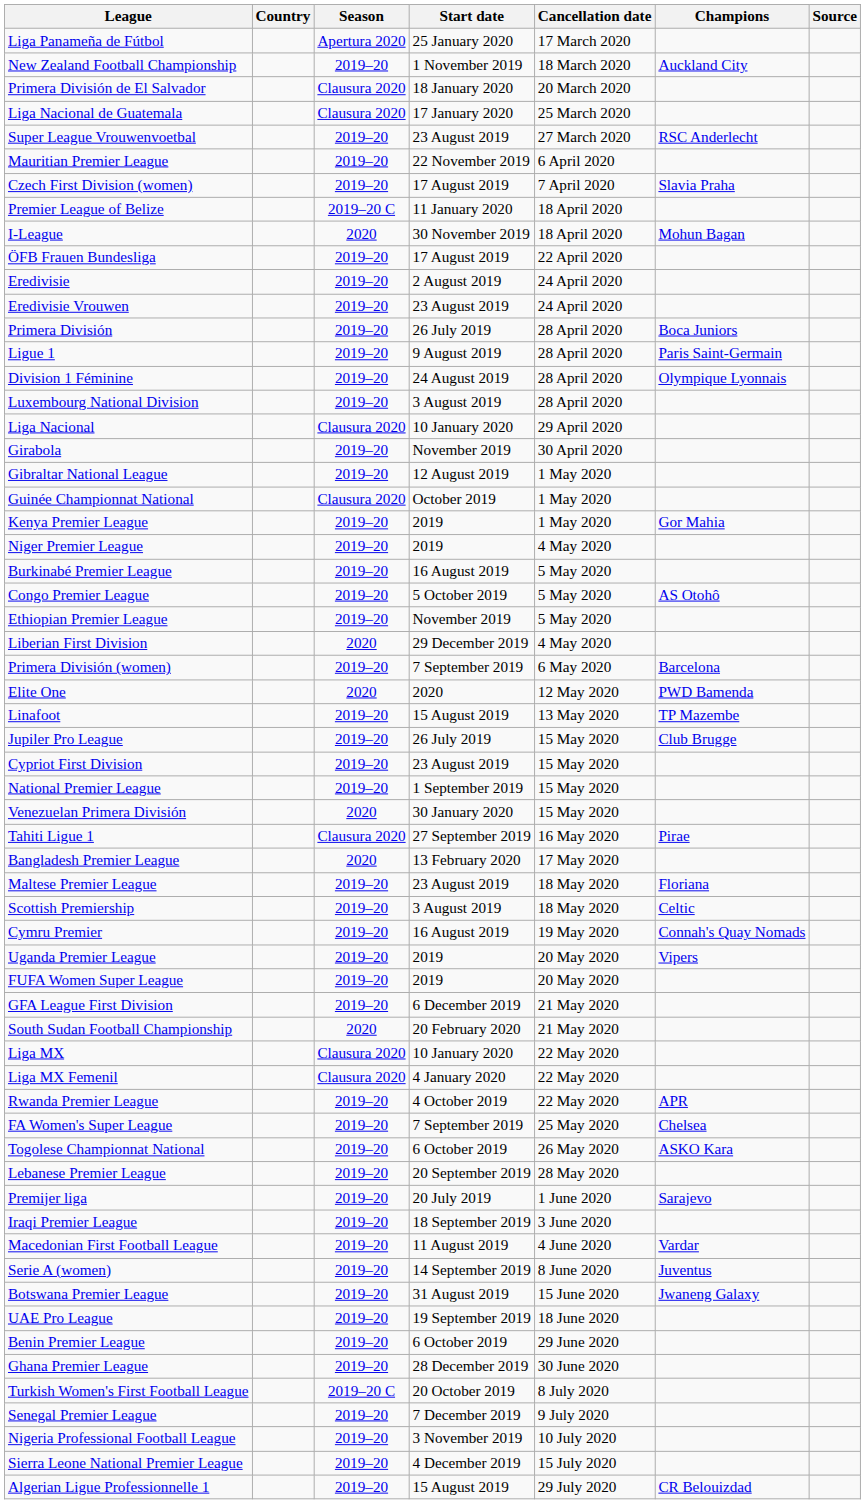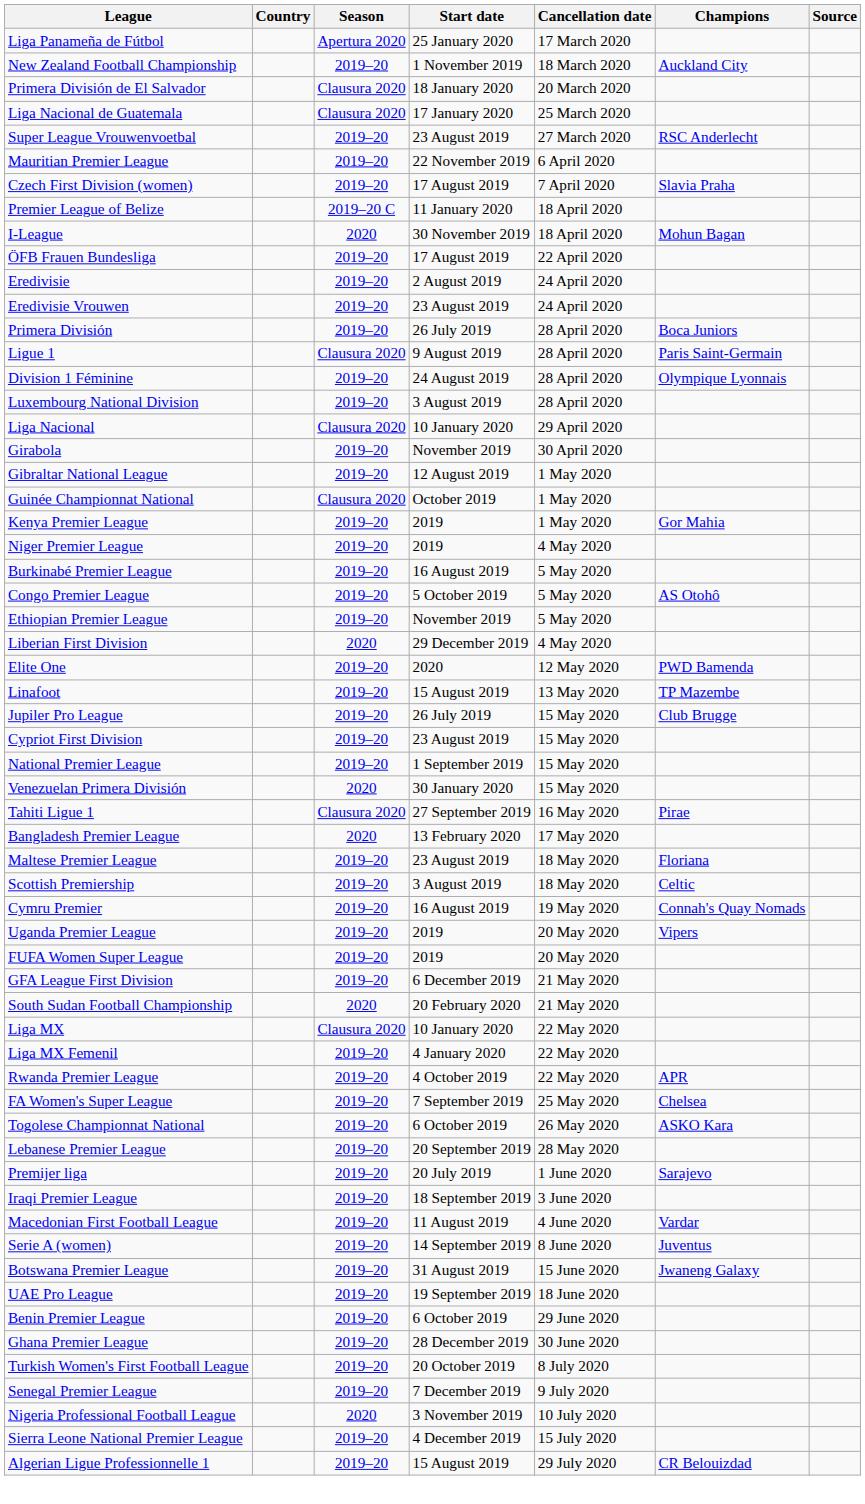(361, 354) 2019–20 -> (361, 354) Clausura 2020
- row: (89, 667)
(361, 691) 2020 -> (361, 667) 2019–20
(361, 1077) Clausura 2020 -> (361, 1053) 2019–20
(361, 1390) 2019–20 C -> (361, 1366) 2019–20
(361, 1438) 2019–20 -> (361, 1414) 2020
